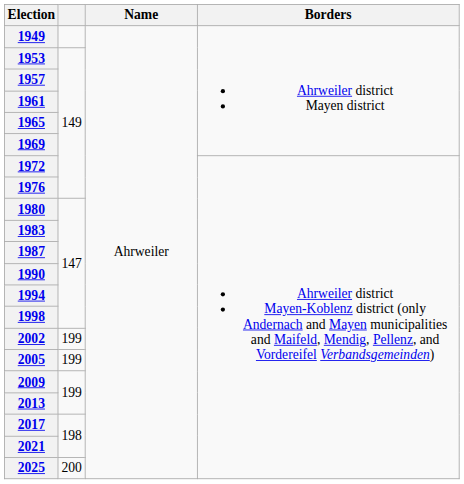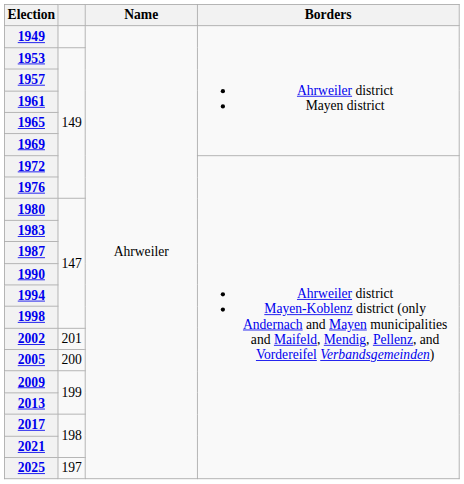(72, 338) 199 -> (72, 338) 201
(72, 360) 199 -> (72, 360) 200
(72, 468) 200 -> (72, 468) 197
